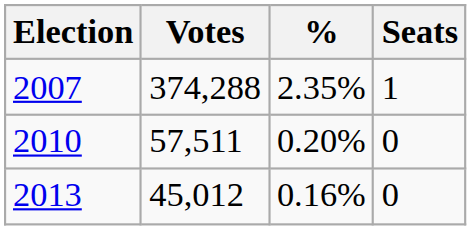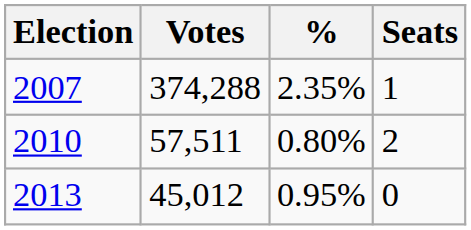(321, 140) 0.20% -> (321, 140) 0.80%
(390, 140) 0 -> (390, 140) 2
(321, 195) 0.16% -> (321, 195) 0.95%
